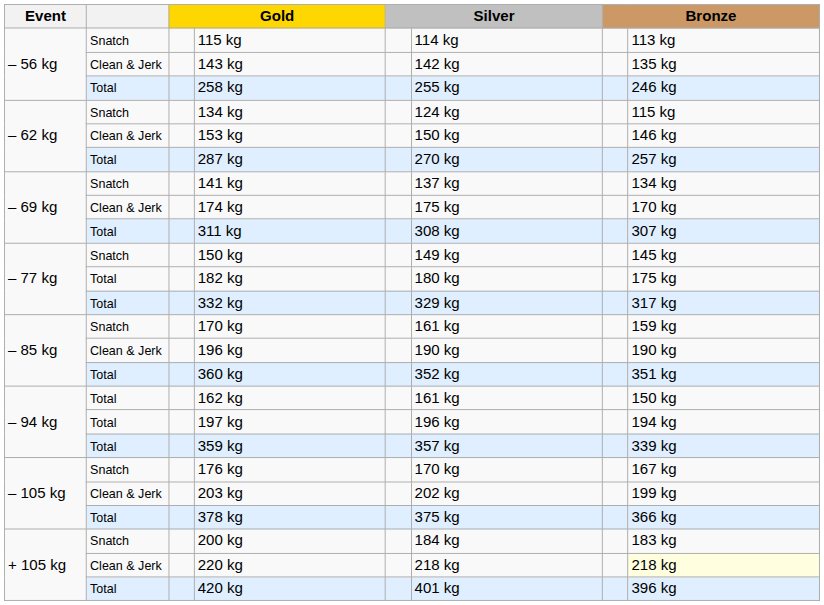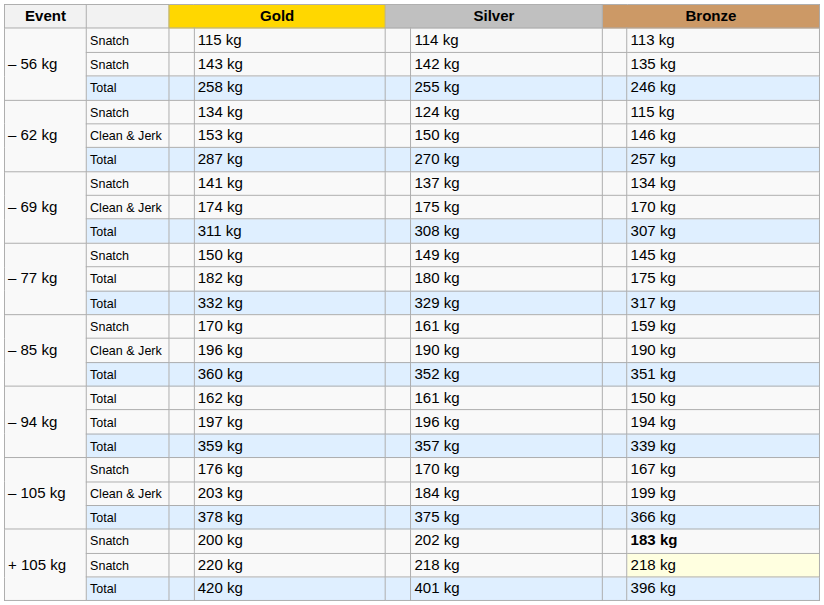(126, 65) Clean & Jerk -> (110, 65) Snatch
(437, 493) 202 kg -> (437, 493) 184 kg
(437, 541) 184 kg -> (437, 541) 202 kg
(654, 541) normal -> (654, 541) bold
(126, 565) Clean & Jerk -> (110, 565) Snatch
